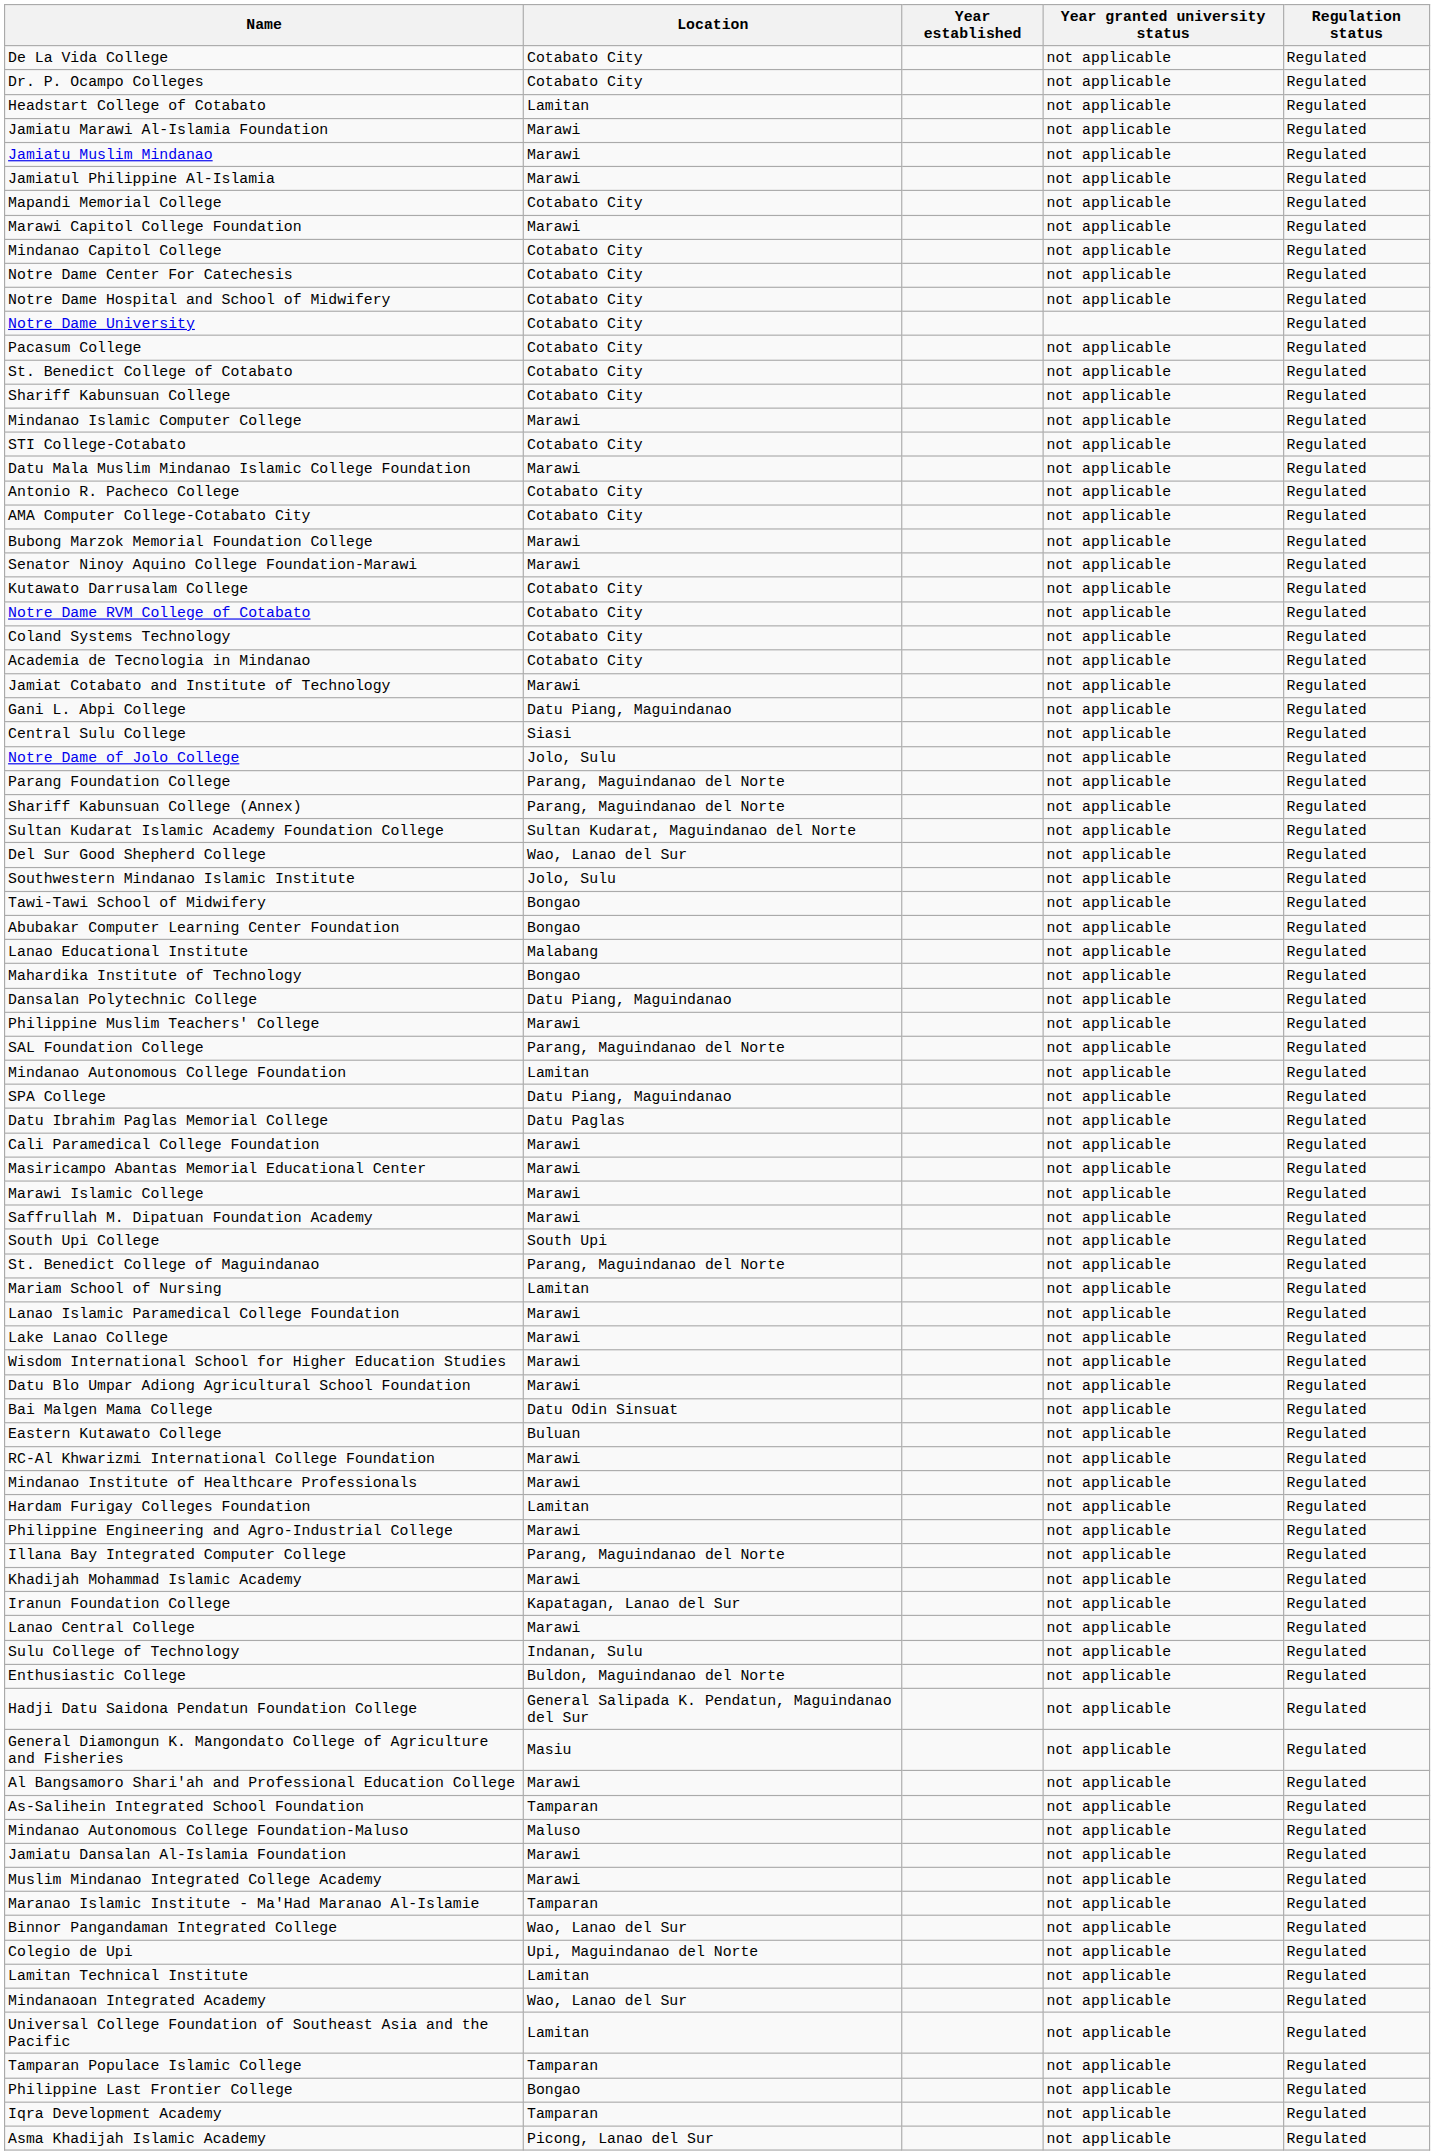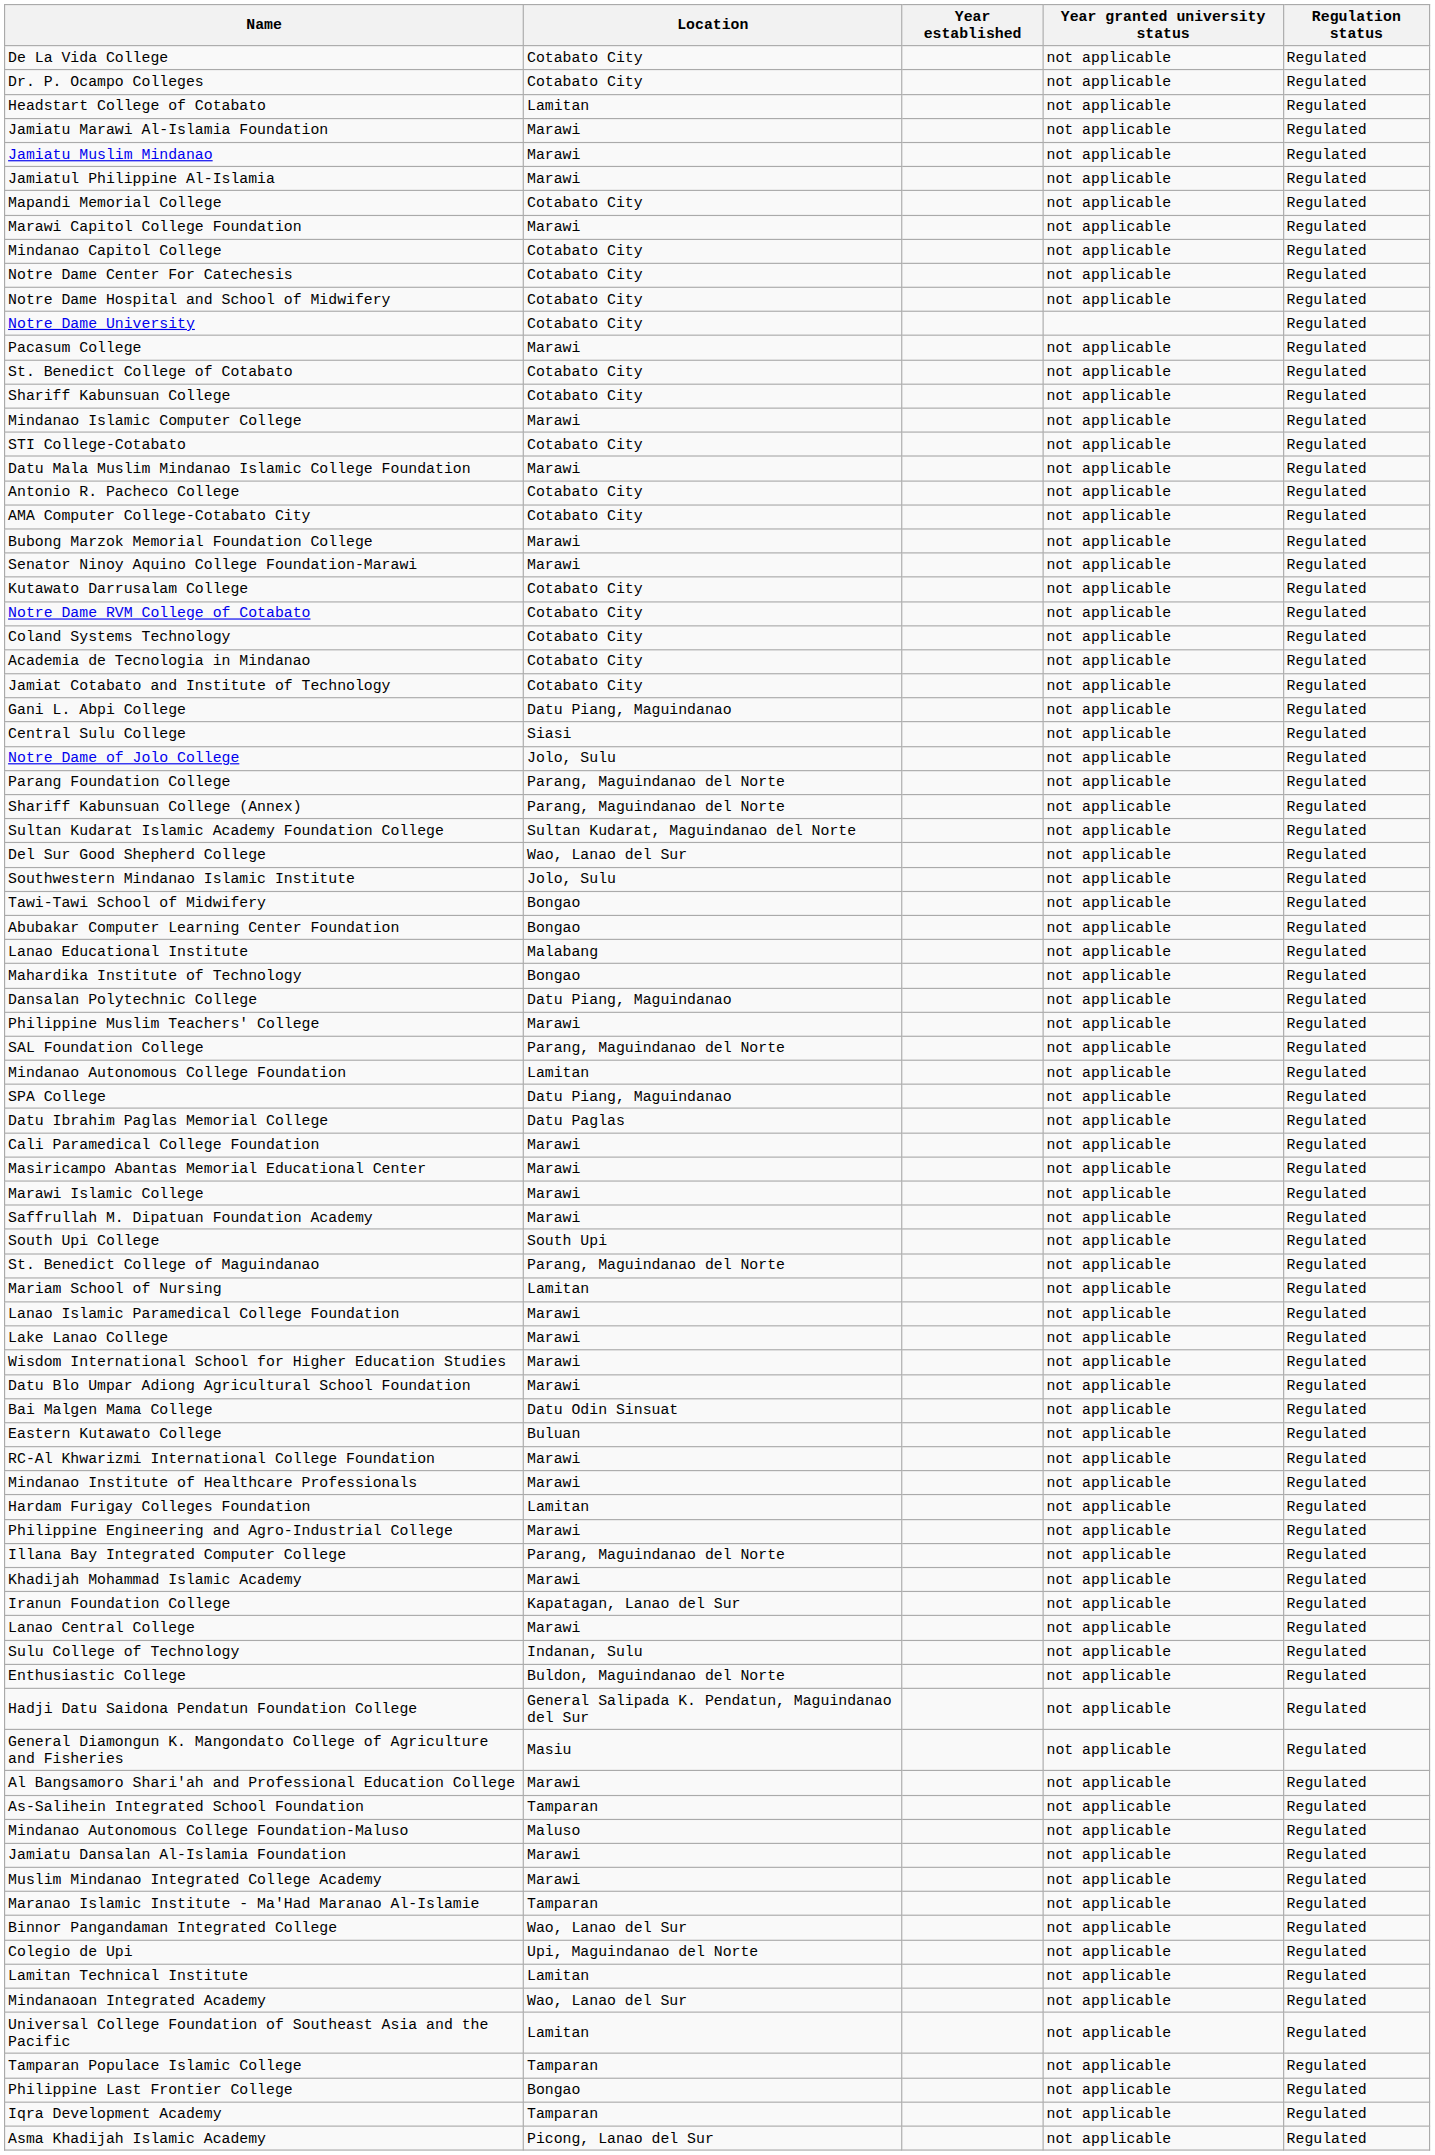(585, 348) Cotabato City -> (554, 348) Marawi
(554, 686) Marawi -> (585, 686) Cotabato City
